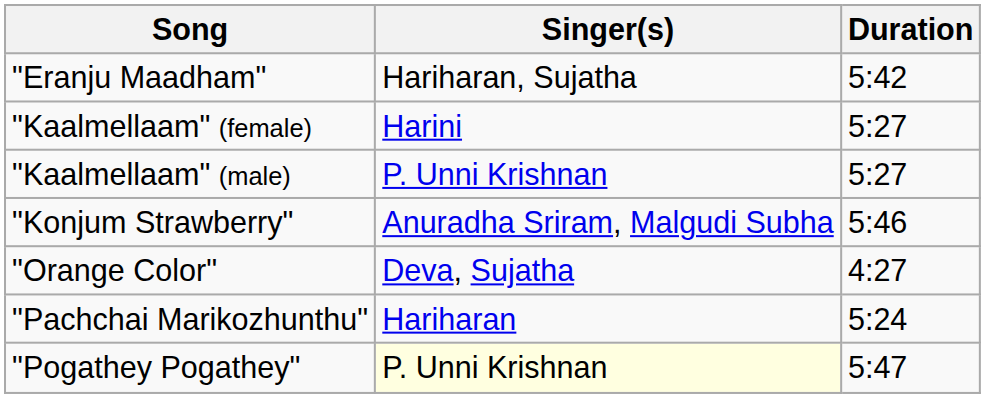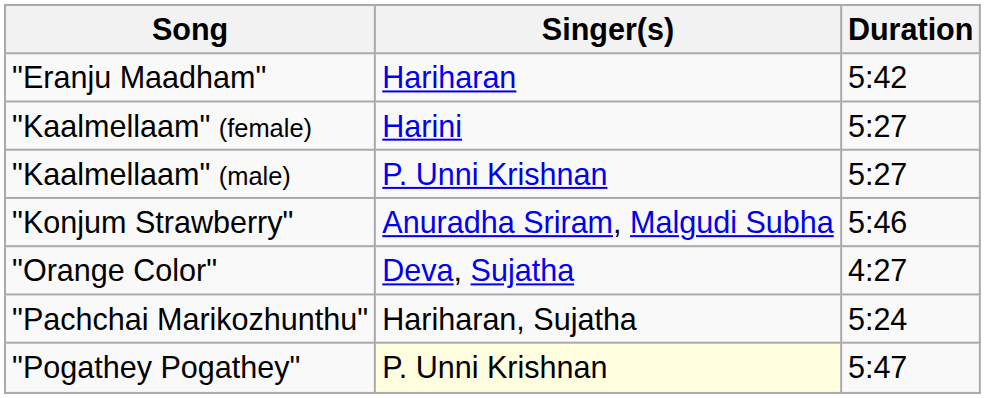(510, 78) Hariharan, Sujatha -> (449, 78) Hariharan
(449, 320) Hariharan -> (510, 320) Hariharan, Sujatha
